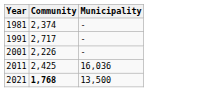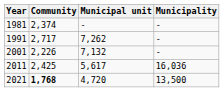+ column: (116, 11)
